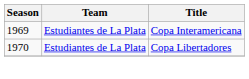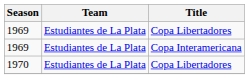+ row: (18, 30)
